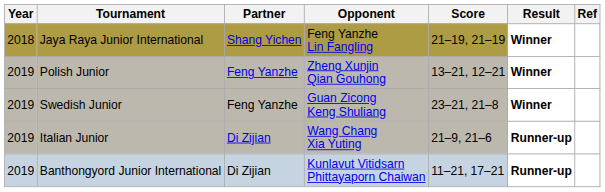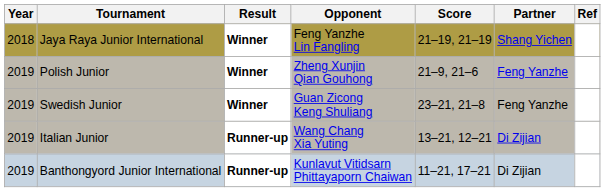columns swapped: (264, 14) <-> (541, 14)
(468, 73) 13–21, 12–21 -> (448, 73) 21–9, 21–6
(461, 138) 21–9, 21–6 -> (455, 138) 13–21, 12–21
